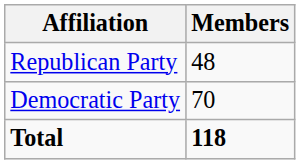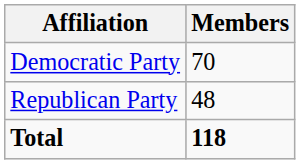rows swapped: (95, 100) <-> (94, 61)
